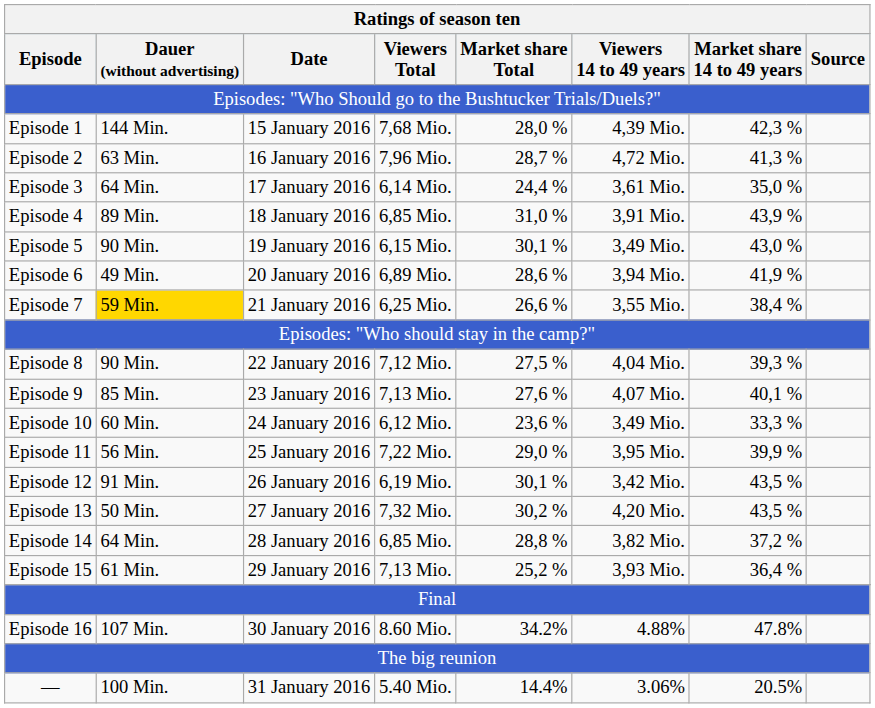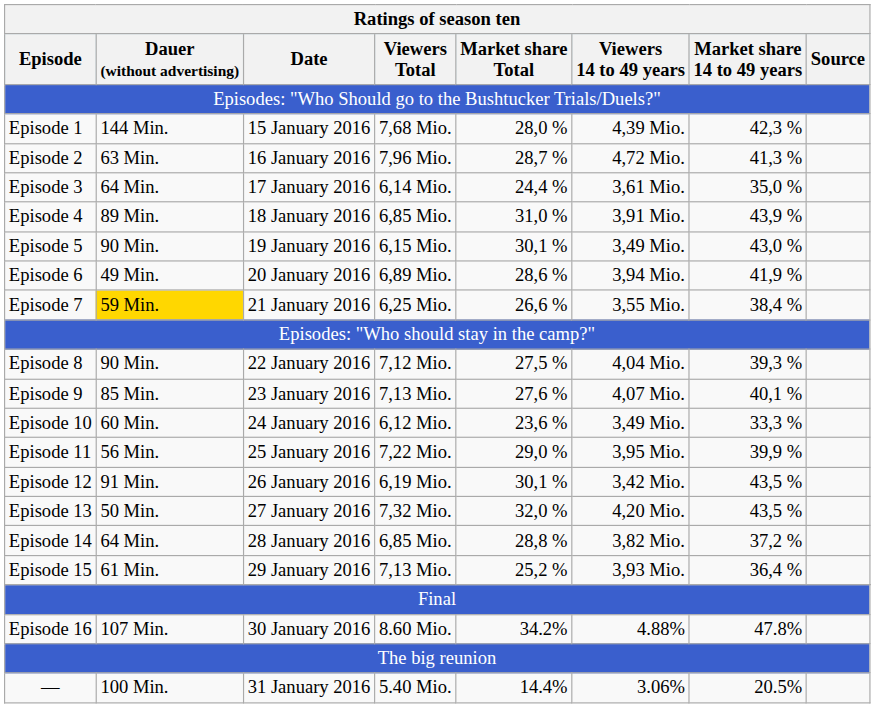(541, 511) 30,2 % -> (541, 511) 32,0 %
